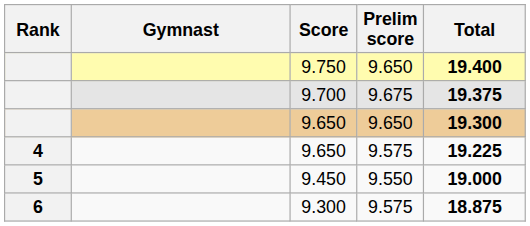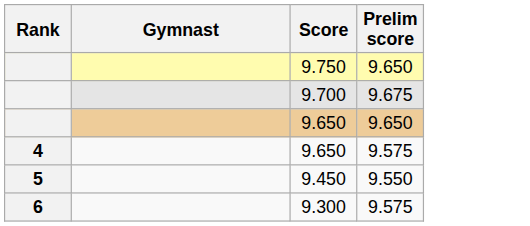- column: (475, 29)
